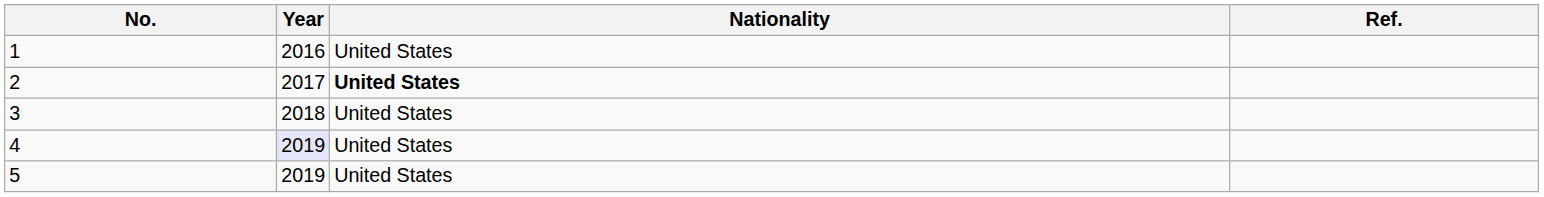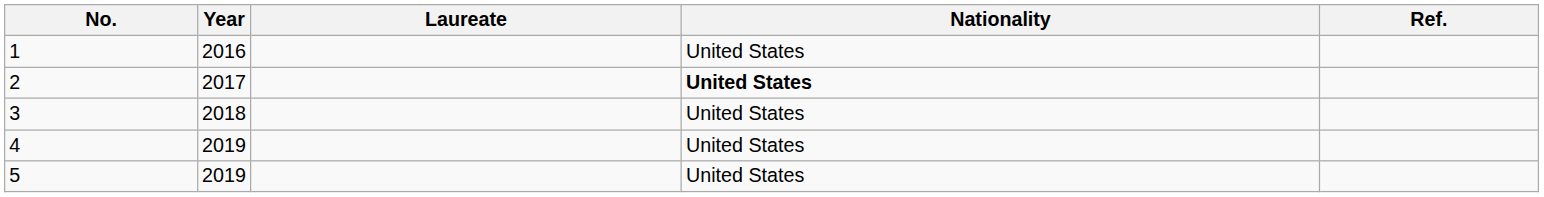+ column: (466, 20)
(303, 144) lavender background -> (224, 144) no background
